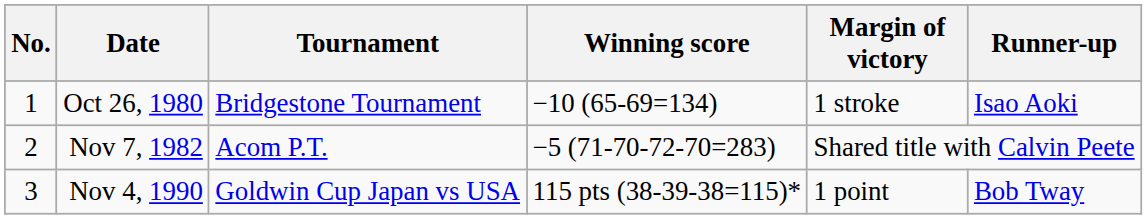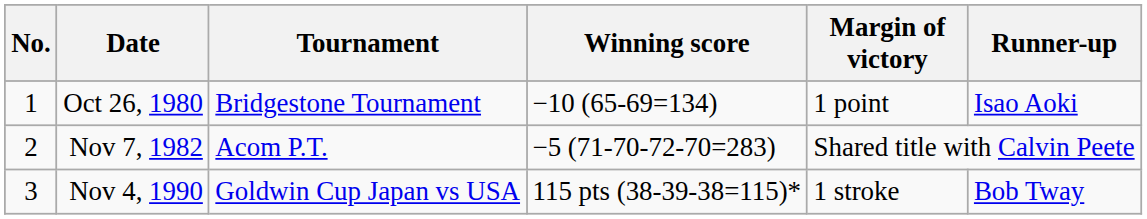(857, 103) 1 stroke -> (851, 103) 1 point
(851, 191) 1 point -> (857, 191) 1 stroke
